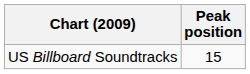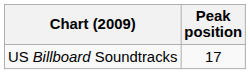(213, 56) 15 -> (213, 56) 17
